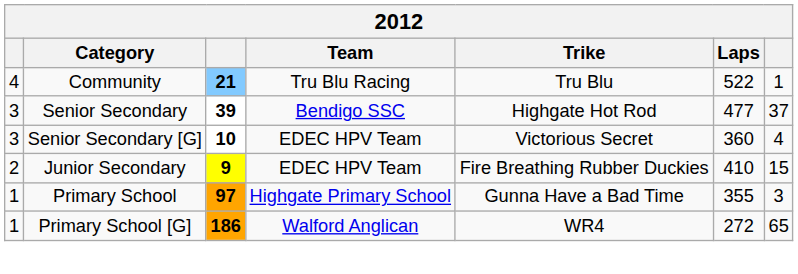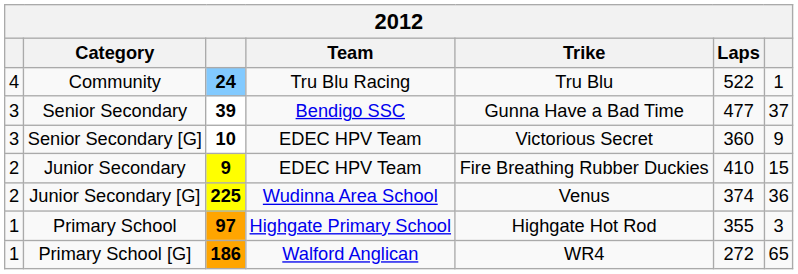(226, 81) 21 -> (226, 81) 24
(584, 110) Highgate Hot Rod -> (584, 110) Gunna Have a Bad Time
(779, 139) 4 -> (779, 139) 9
+ row: (115, 196)
(584, 196) Gunna Have a Bad Time -> (584, 225) Highgate Hot Rod
